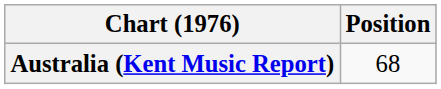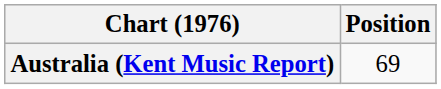(388, 63) 68 -> (388, 63) 69
